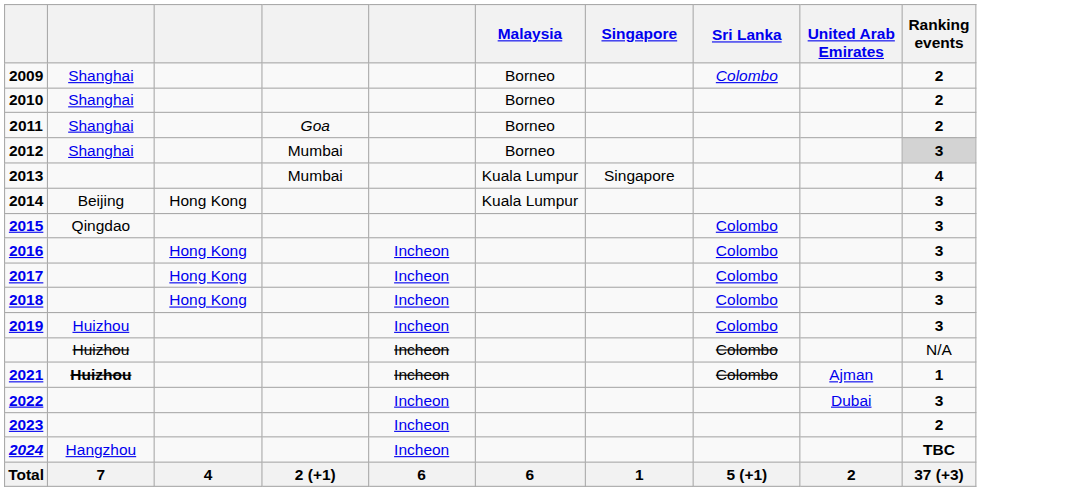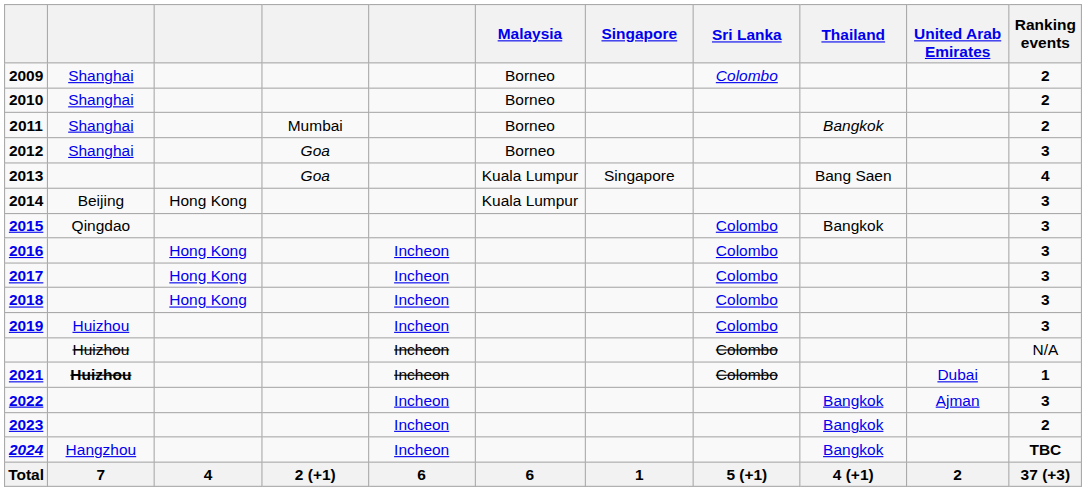+ column: (853, 35)
(315, 125) Goa -> (315, 125) Mumbai
(315, 150) Mumbai -> (315, 150) Goa
(939, 150) lightgrey background -> (1045, 150) no background
(315, 175) Mumbai -> (315, 175) Goa
(851, 375) Ajman -> (958, 375) Dubai
(851, 400) Dubai -> (958, 400) Ajman
